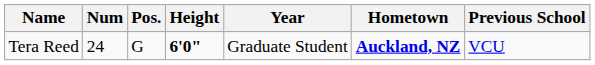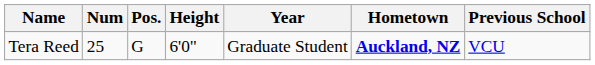(95, 45) 24 -> (95, 45) 25
(185, 45) bold -> (183, 45) normal
